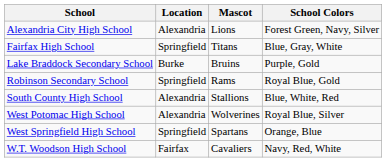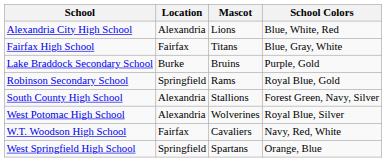(322, 30) Forest Green, Navy, Silver -> (302, 30) Blue, White, Red
(182, 47) Springfield -> (173, 47) Fairfax
(302, 98) Blue, White, Red -> (322, 98) Forest Green, Navy, Silver
rows swapped: (71, 132) <-> (67, 149)
